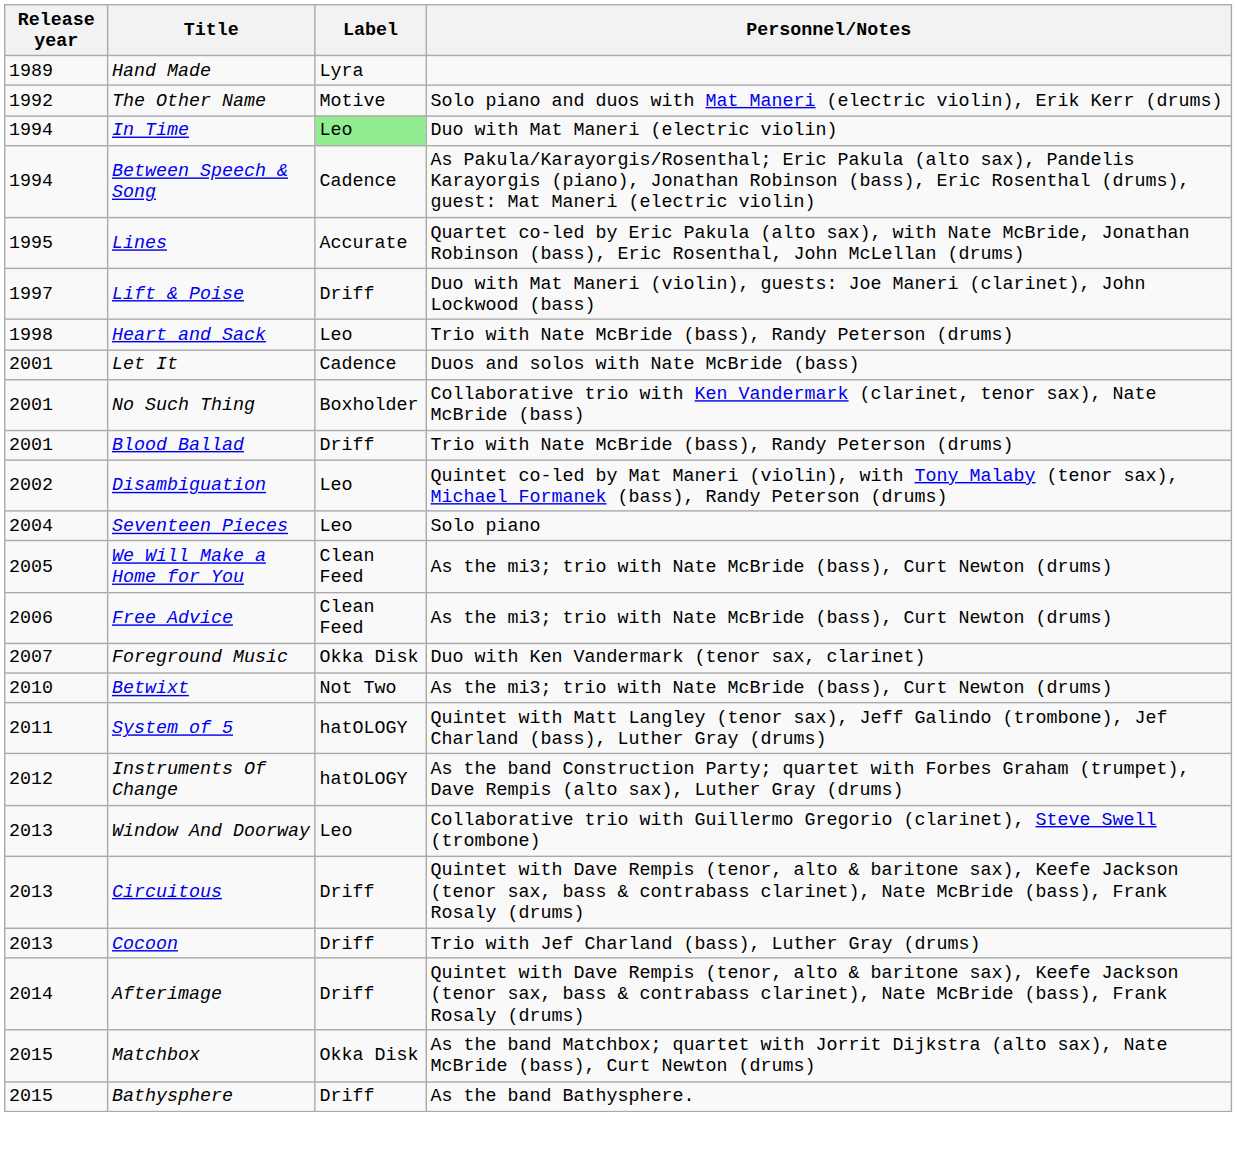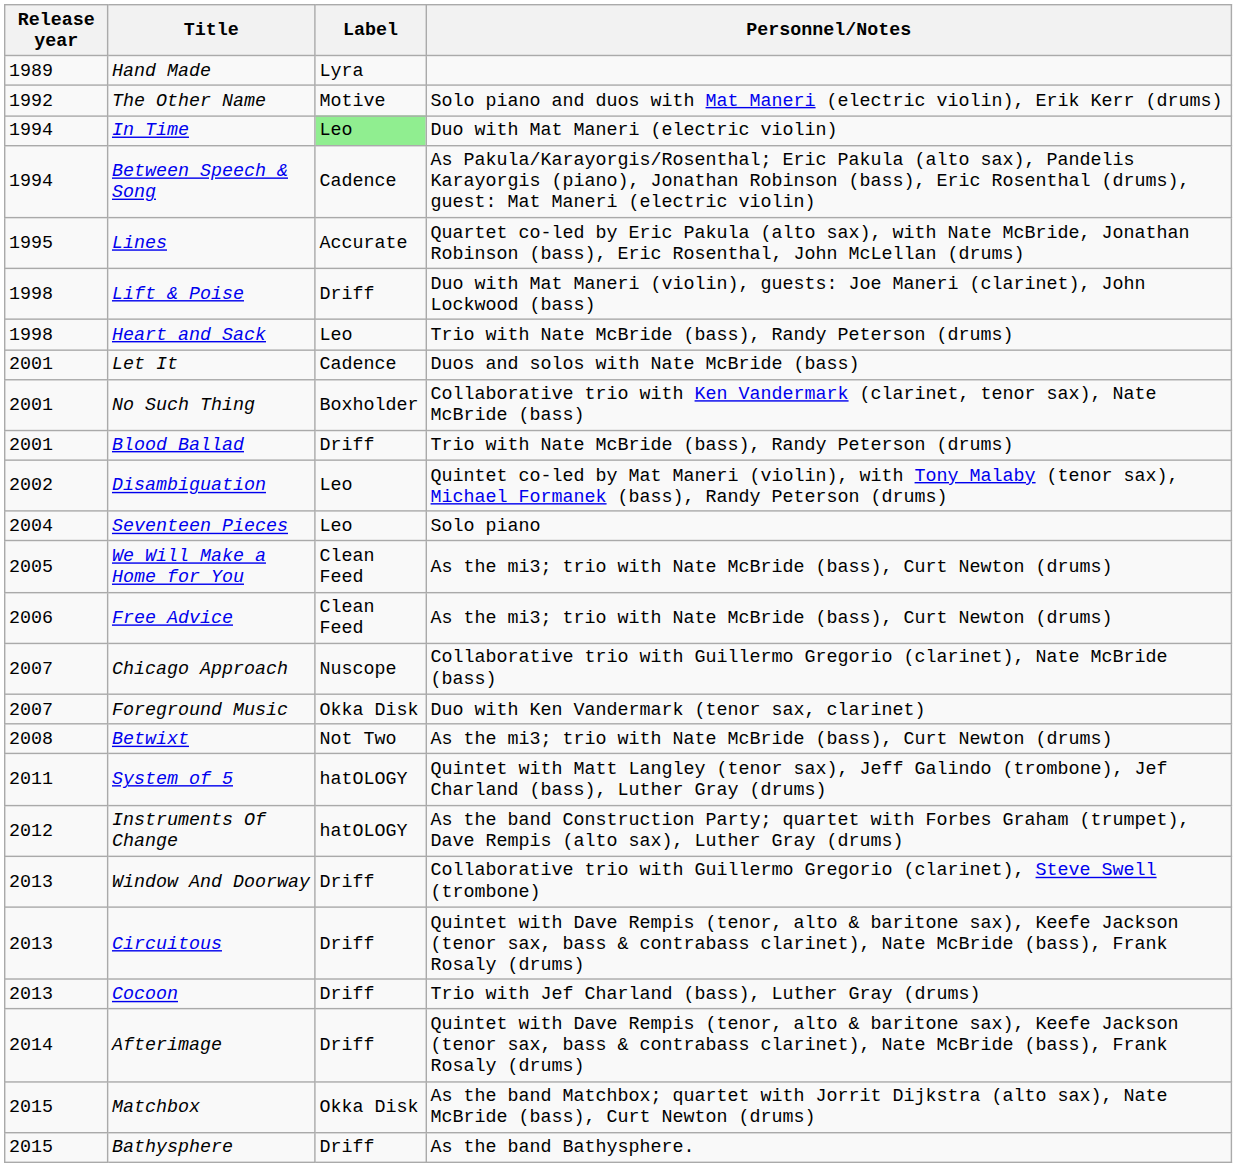(31, 294) 1997 -> (31, 294) 1998
+ row: (200, 669)
(31, 688) 2010 -> (31, 739) 2008
(336, 830) Leo -> (347, 882) Driff
